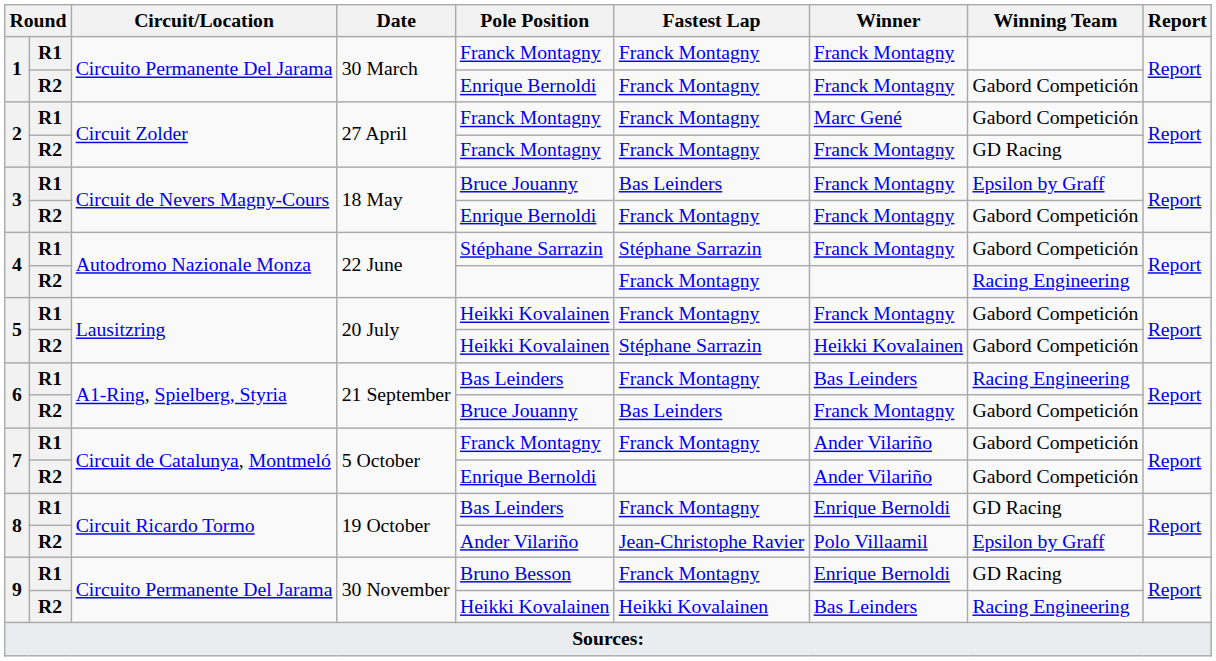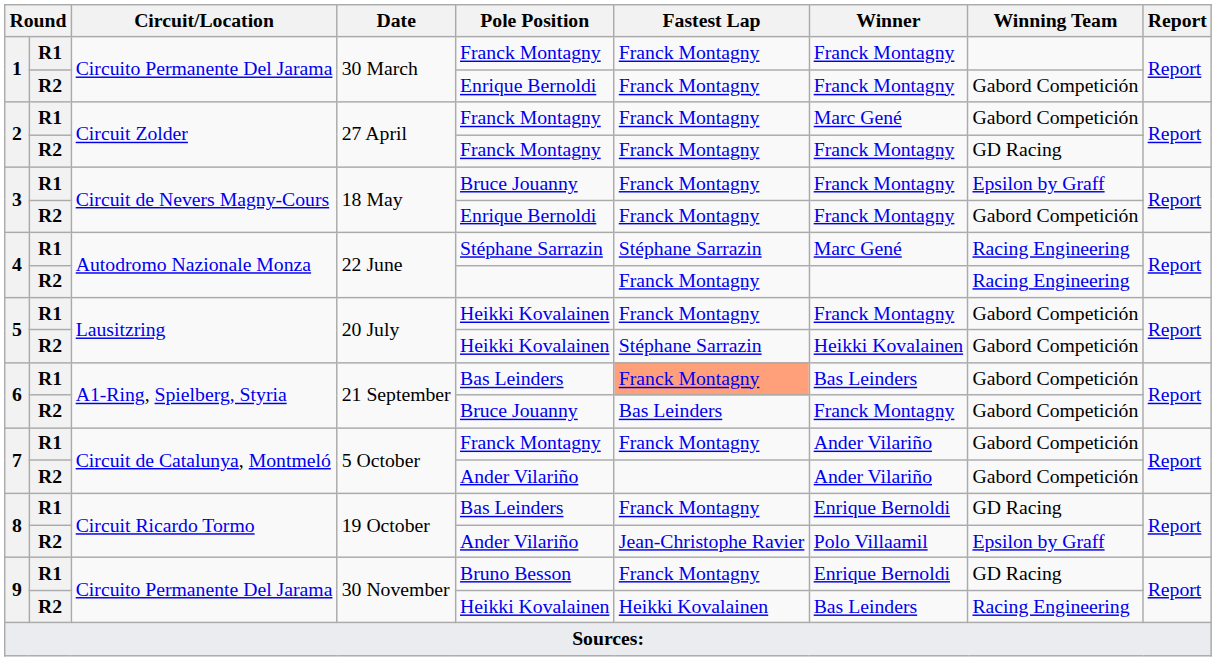(671, 183) Bas Leinders -> (689, 183) Franck Montagny
(884, 248) Franck Montagny -> (858, 248) Marc Gené
(1055, 248) Gabord Competición -> (1051, 248) Racing Engineering
(689, 378) no background -> (689, 378) lightsalmon background
(1051, 378) Racing Engineering -> (1055, 378) Gabord Competición
(528, 475) Enrique Bernoldi -> (519, 475) Ander Vilariño
